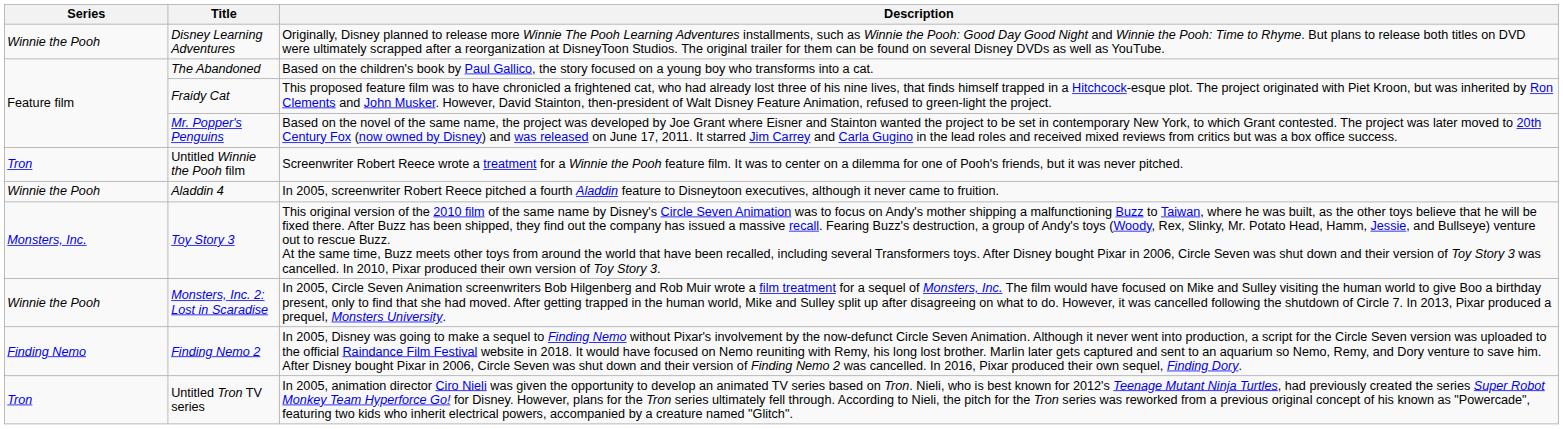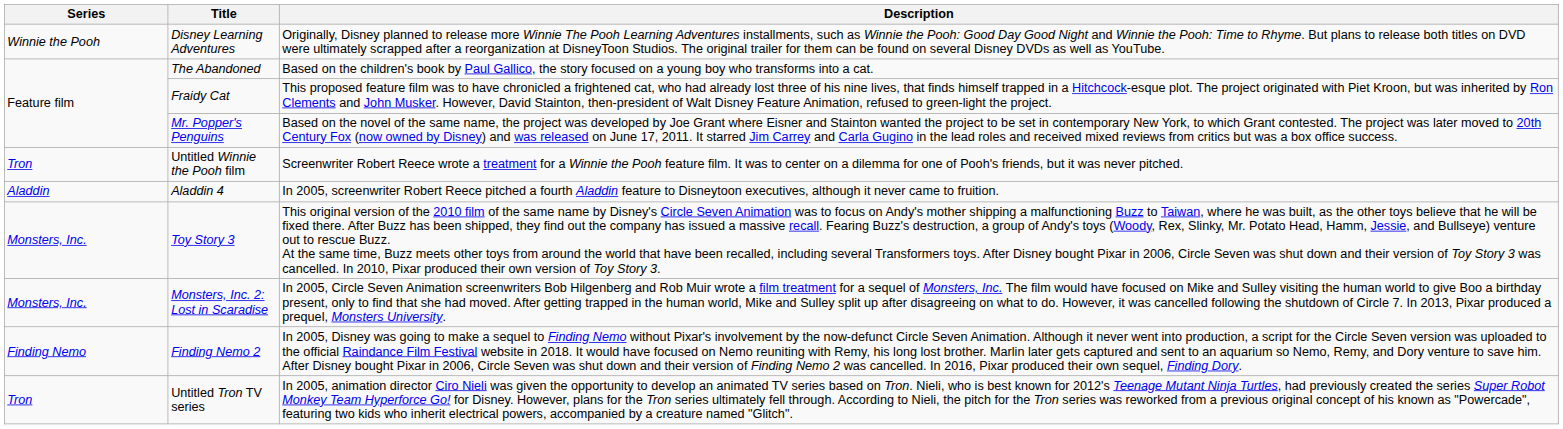(54, 191) Winnie the Pooh -> (28, 191) Aladdin
(54, 302) Winnie the Pooh -> (47, 302) Monsters, Inc.
